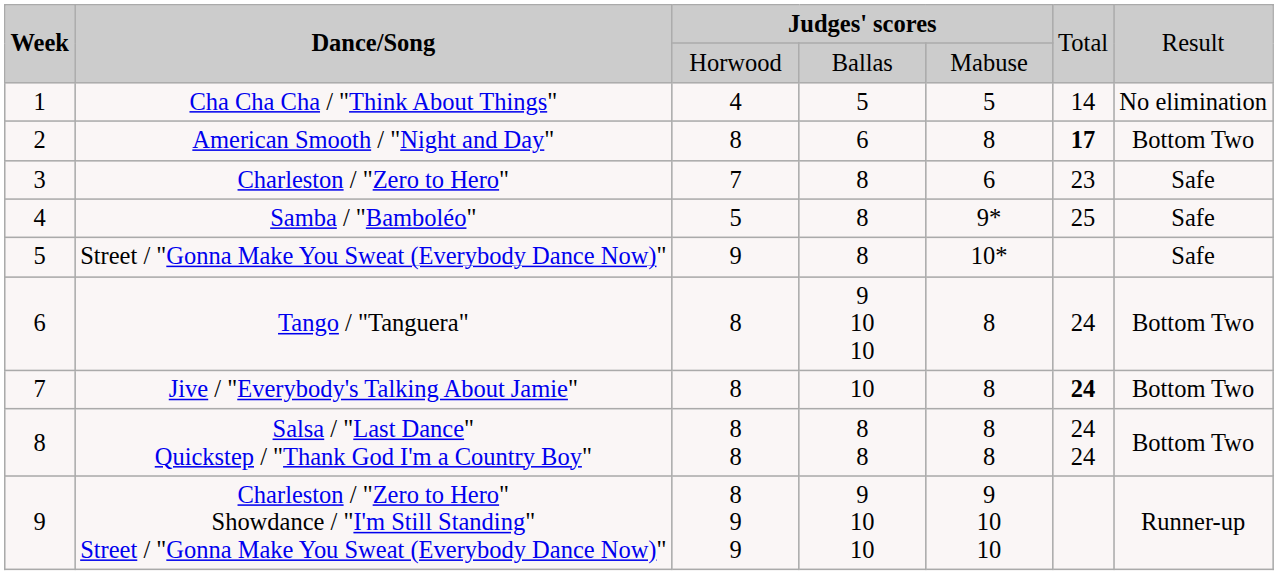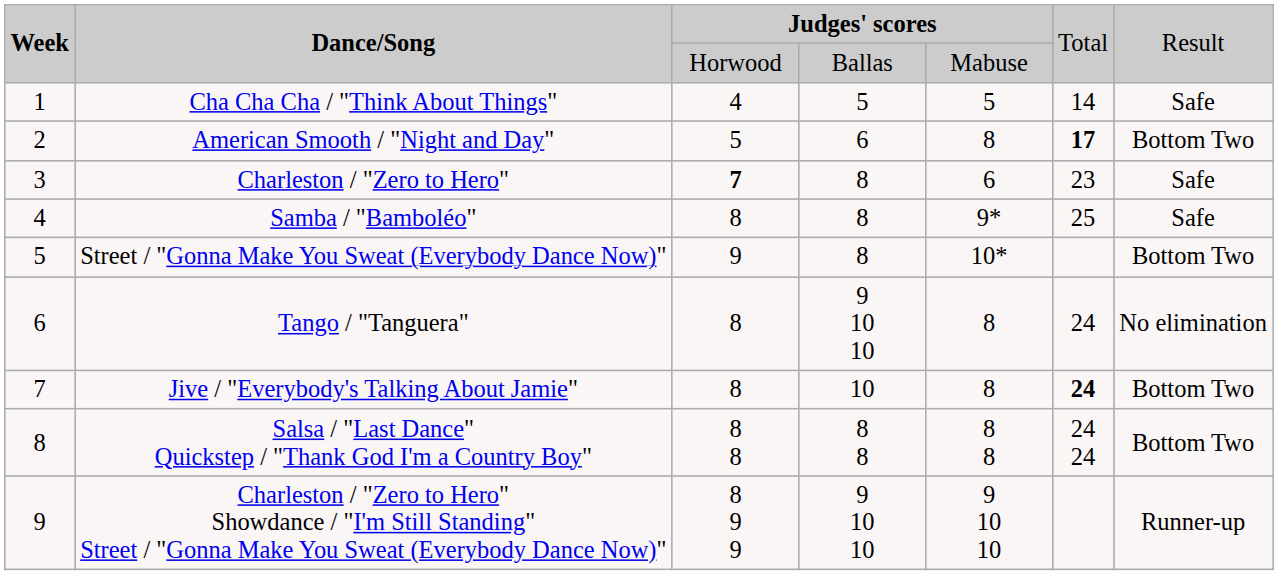(1193, 101) No elimination -> (1193, 101) Safe
(736, 140) 8 -> (736, 140) 5
(736, 179) normal -> (736, 179) bold
(736, 218) 5 -> (736, 218) 8
(1193, 256) Safe -> (1193, 256) Bottom Two
(1193, 323) Bottom Two -> (1193, 323) No elimination
